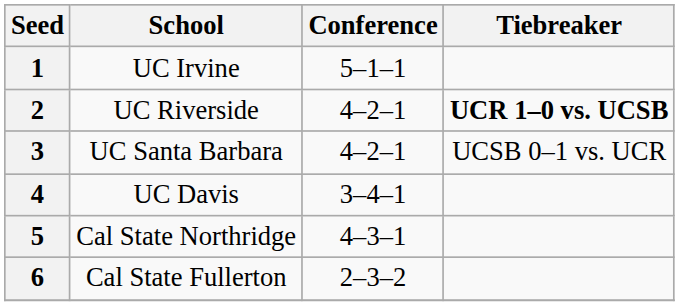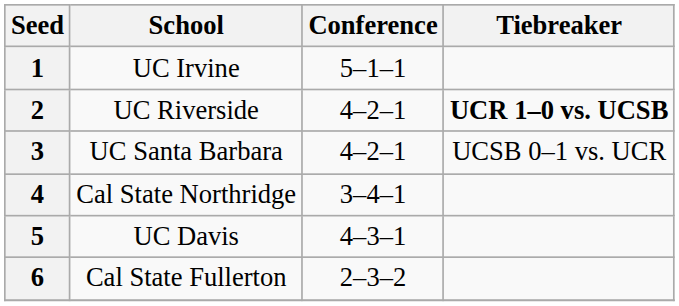(186, 194) UC Davis -> (186, 194) Cal State Northridge
(186, 236) Cal State Northridge -> (186, 236) UC Davis
